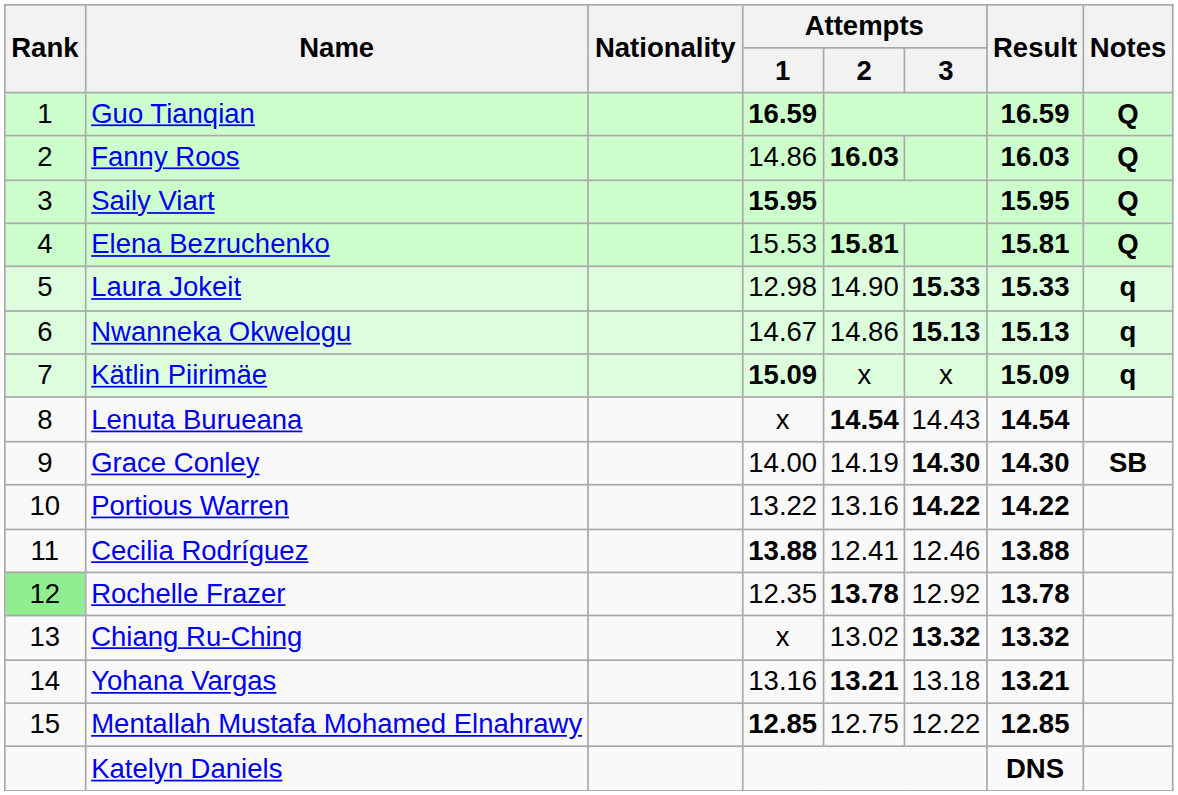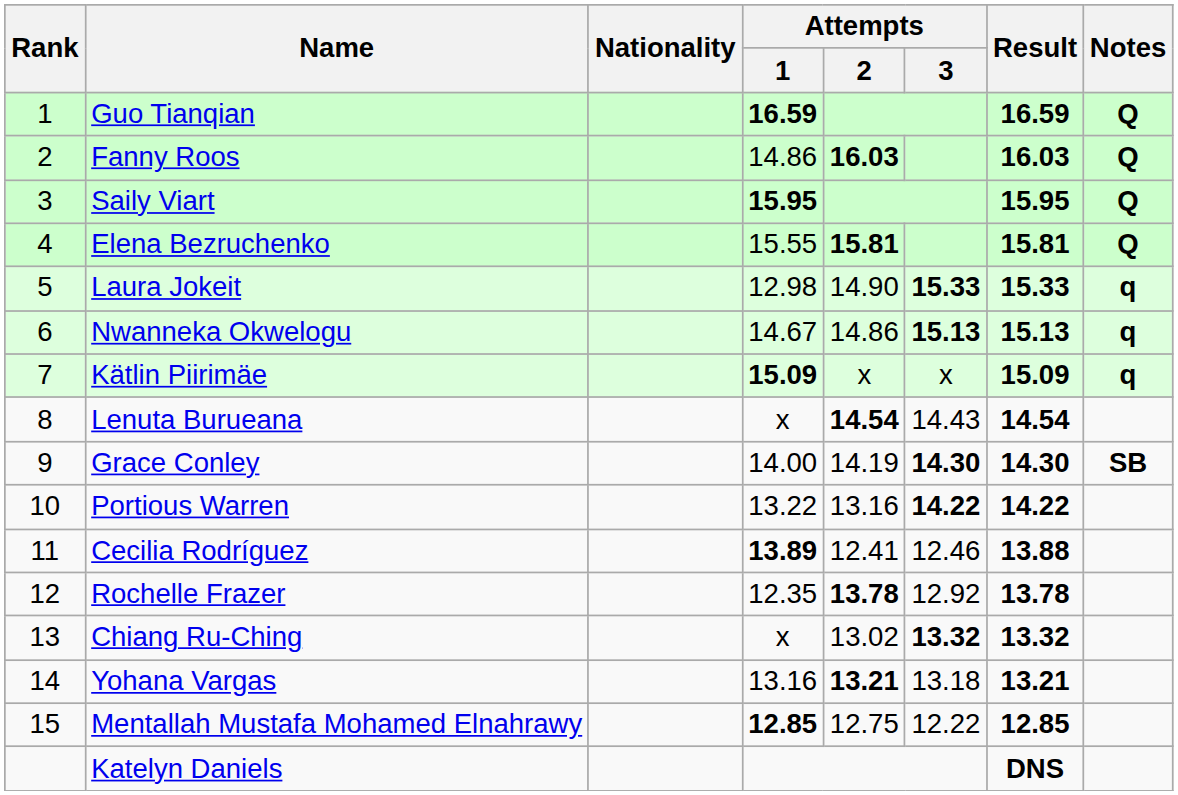(783, 244) 15.53 -> (783, 244) 15.55
(783, 550) 13.88 -> (783, 550) 13.89
(45, 593) lightgreen background -> (45, 593) no background
